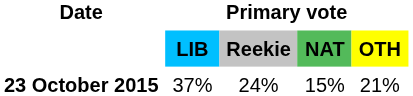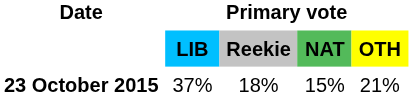(259, 84) 24% -> (259, 84) 18%
